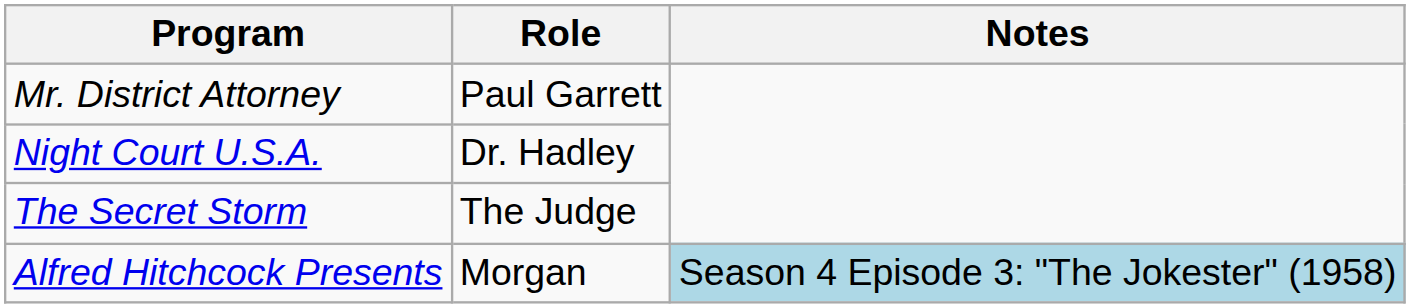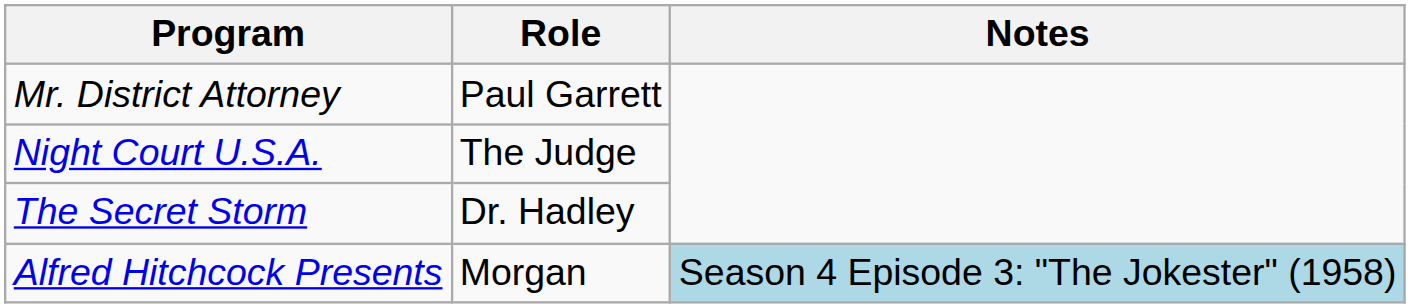(547, 152) Dr. Hadley -> (548, 152) The Judge
(548, 212) The Judge -> (547, 212) Dr. Hadley
